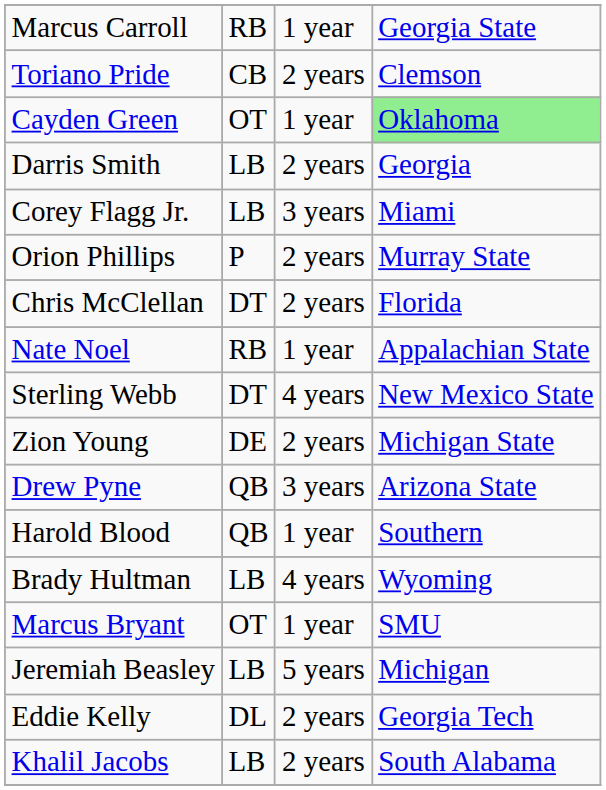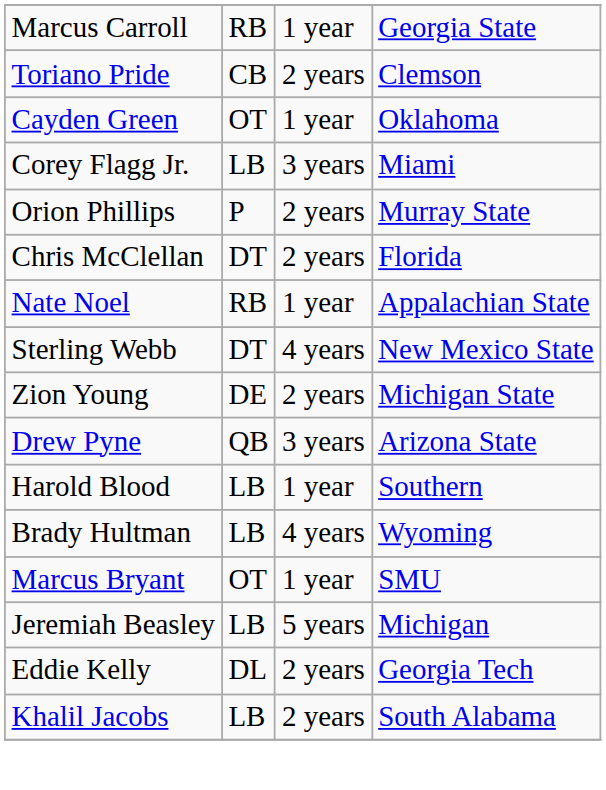(438, 119) lightgreen background -> (438, 119) no background
- row: (86, 165)
(249, 532) QB -> (247, 486) LB
